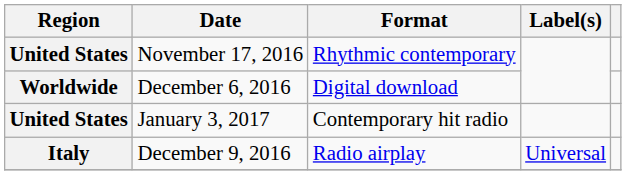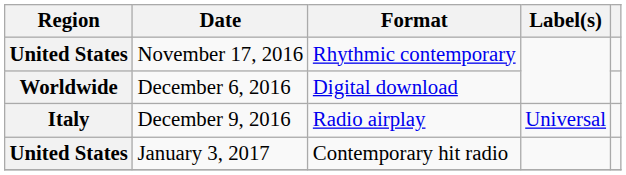rows swapped: (214, 152) <-> (204, 119)
